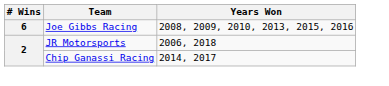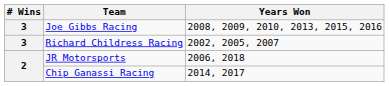(24, 28) 6 -> (24, 28) 3
+ row: (114, 43)
